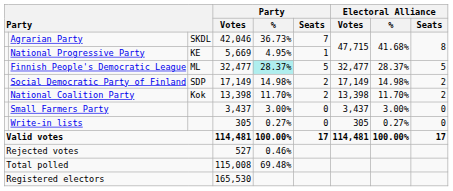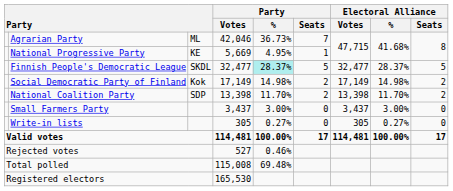(201, 39) SKDL -> (195, 39) ML
(195, 67) ML -> (201, 67) SKDL
(198, 81) SDP -> (198, 81) Kok
(198, 95) Kok -> (198, 95) SDP
